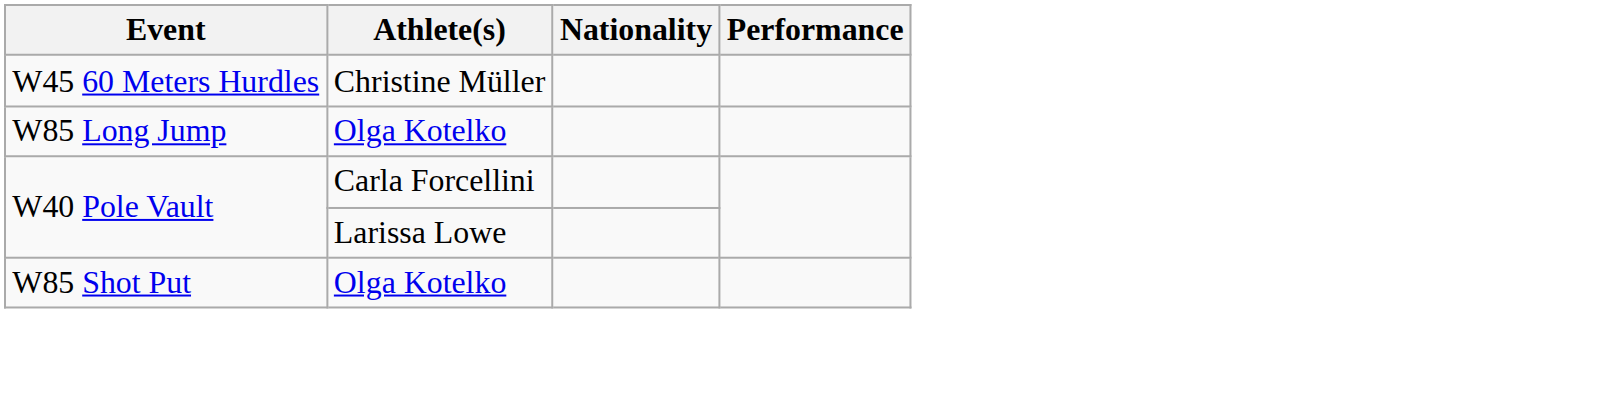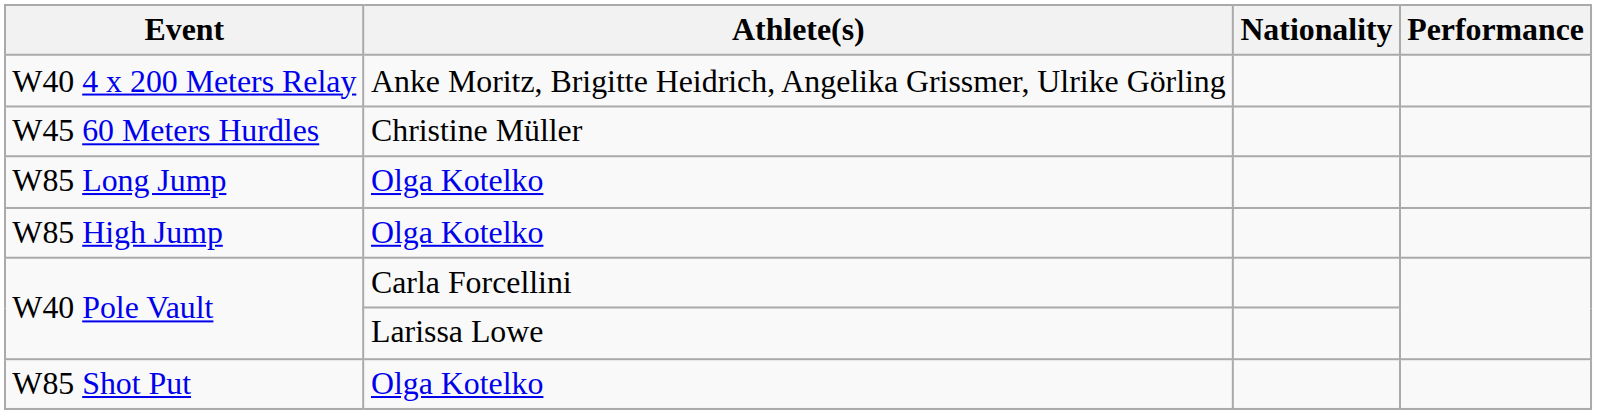+ row: (184, 80)
+ row: (118, 231)
